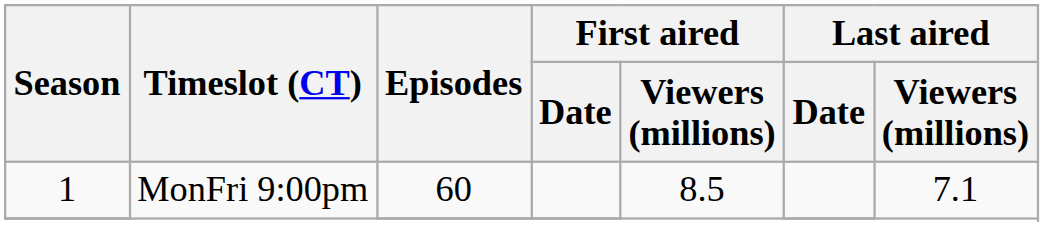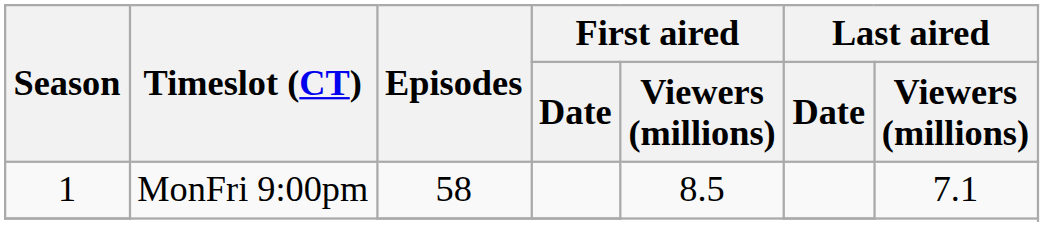(454, 189) 60 -> (454, 189) 58
